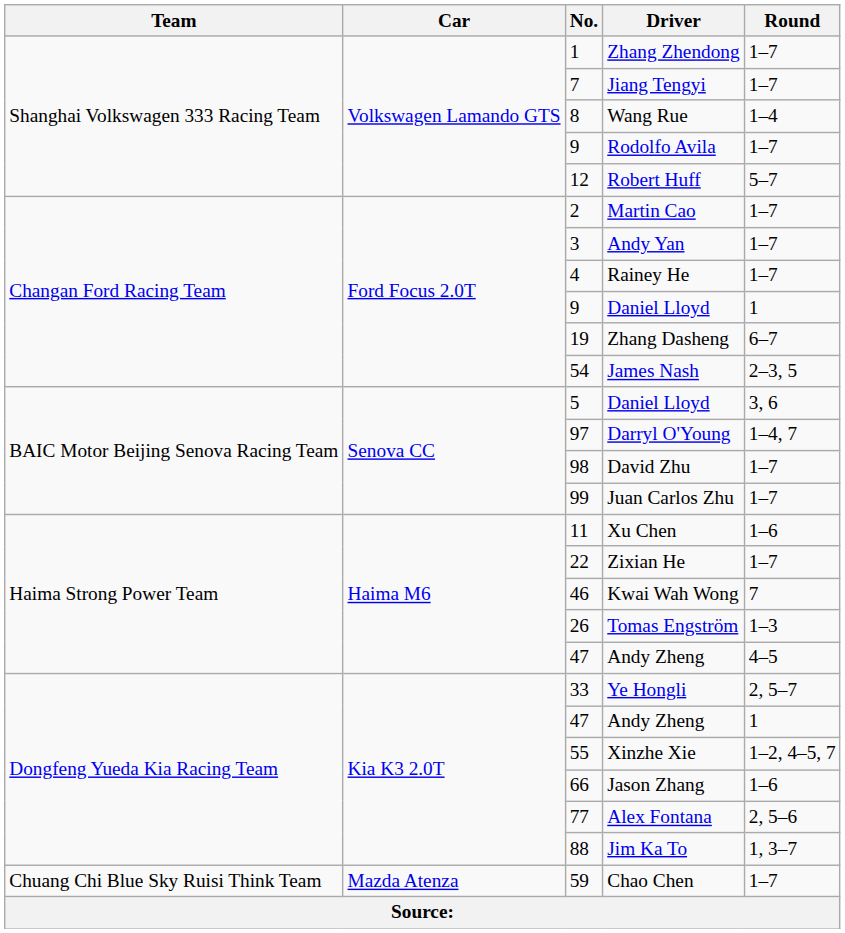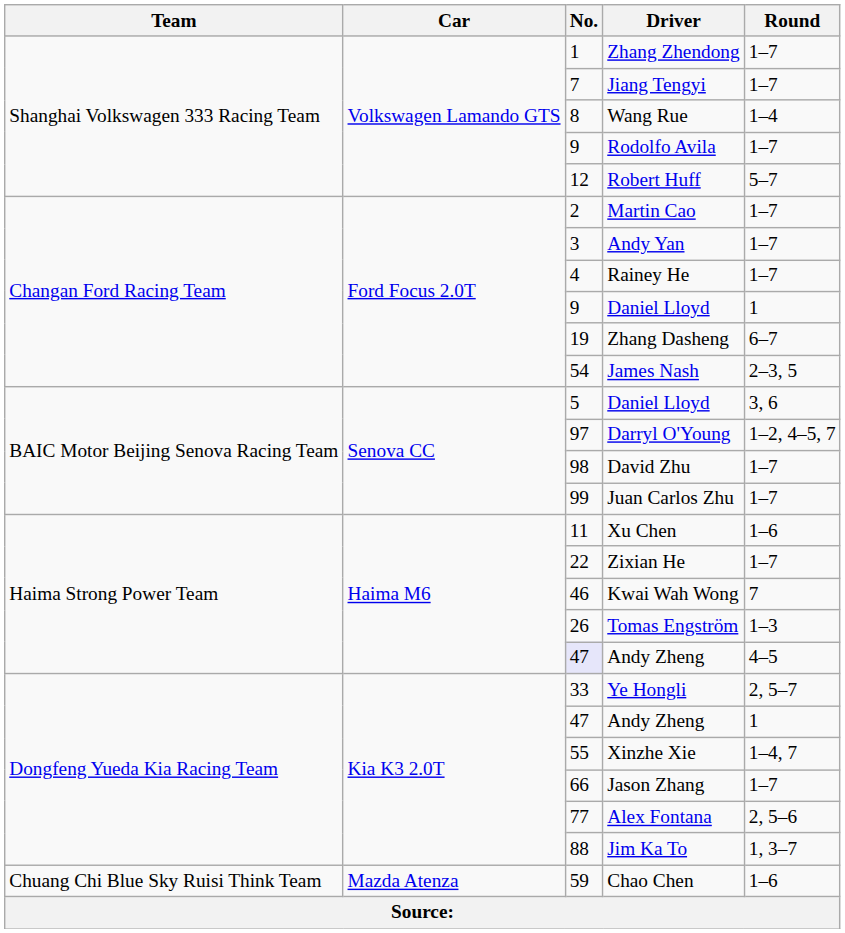(773, 434) 1–4, 7 -> (792, 434) 1–2, 4–5, 7
(579, 657) no background -> (579, 657) lavender background
(792, 752) 1–2, 4–5, 7 -> (773, 752) 1–4, 7
(763, 784) 1–6 -> (763, 784) 1–7
(763, 880) 1–7 -> (763, 880) 1–6
